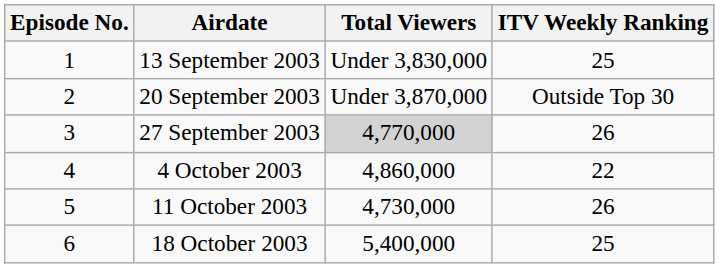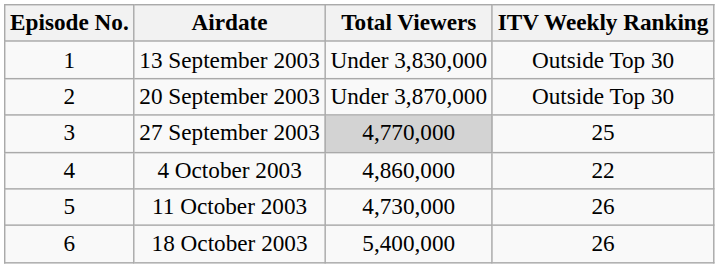(603, 59) 25 -> (603, 59) Outside Top 30
(603, 133) 26 -> (603, 133) 25
(603, 243) 25 -> (603, 243) 26
